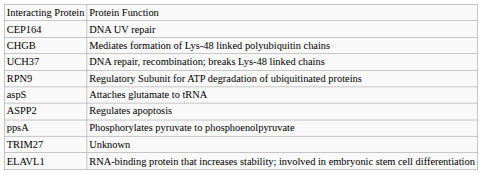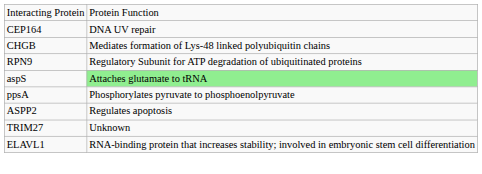- row: (23, 62)
(148, 95) no background -> (148, 78) lightgreen background
rows swapped: (18, 128) <-> (22, 111)
